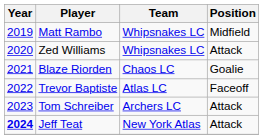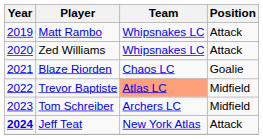(230, 32) Midfield -> (226, 32) Attack
(145, 87) no background -> (145, 87) lightsalmon background
(229, 87) Faceoff -> (230, 87) Midfield
(226, 106) Attack -> (230, 106) Midfield
